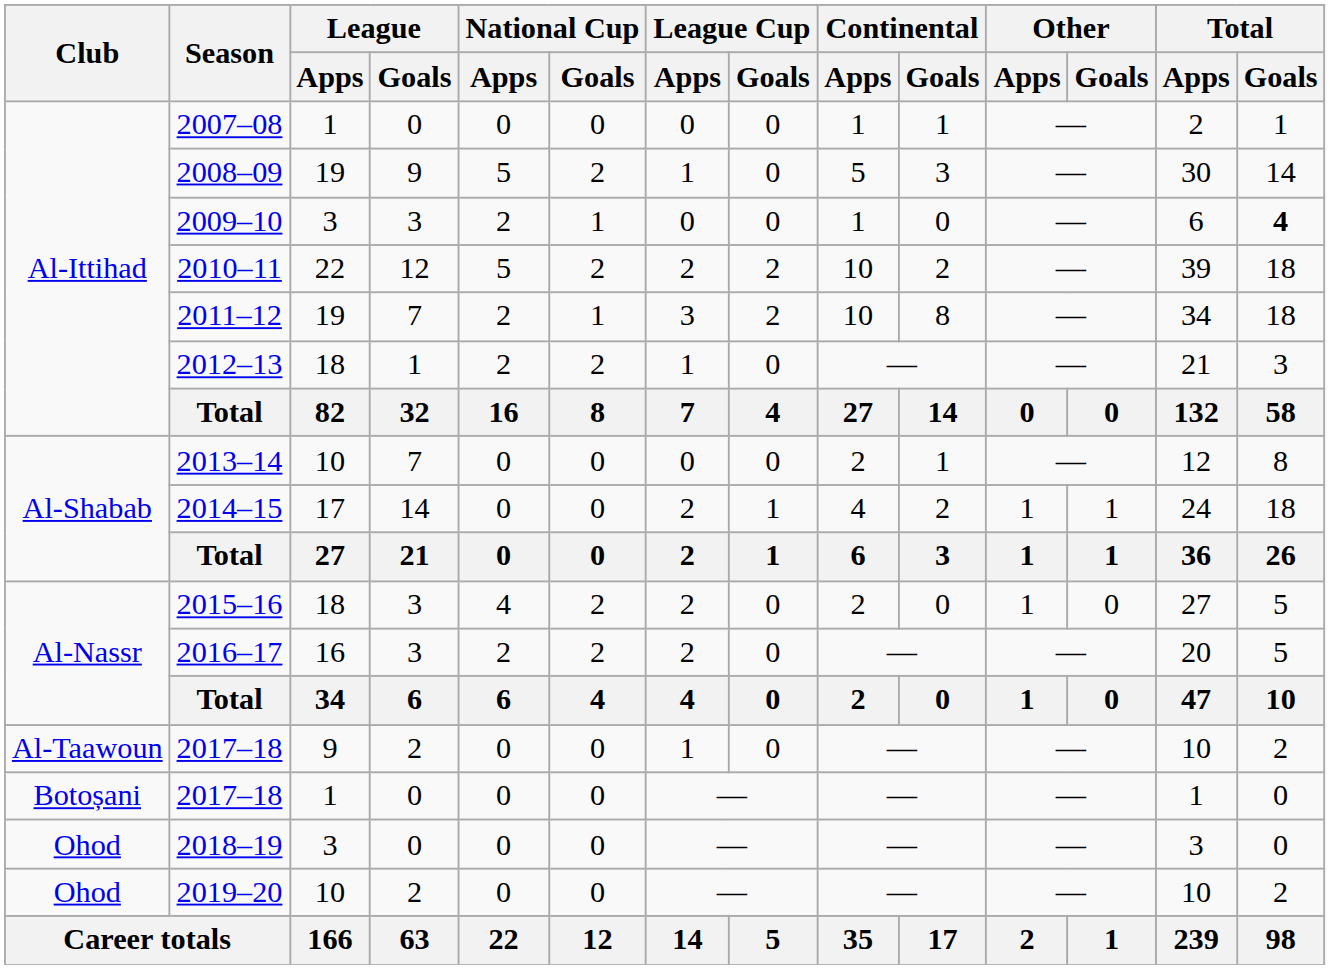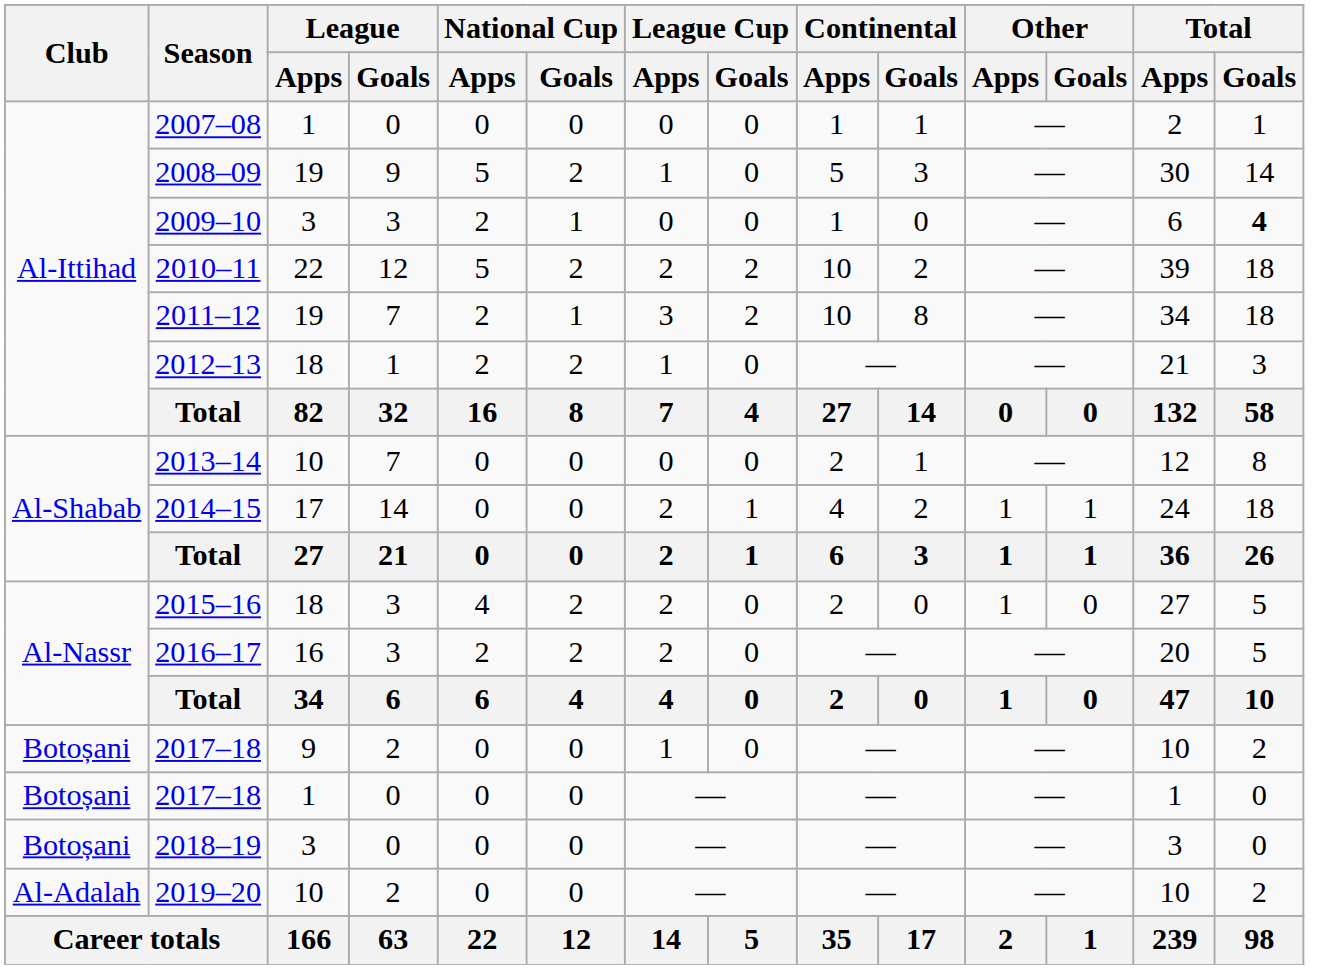(87, 747) Al-Taawoun -> (77, 747) Botoșani
(87, 843) Ohod -> (77, 843) Botoșani
(87, 891) Ohod -> (77, 891) Al-Adalah
